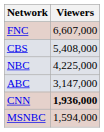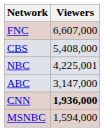(75, 65) 4,225,000 -> (75, 65) 4,225,001
